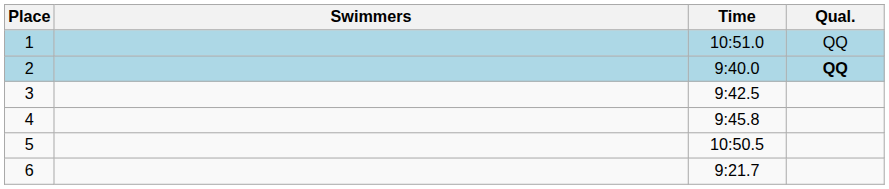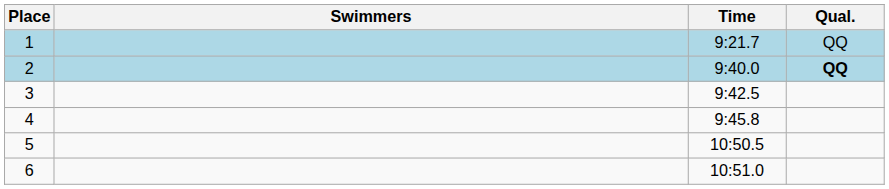(737, 42) 10:51.0 -> (737, 42) 9:21.7
(737, 171) 9:21.7 -> (737, 171) 10:51.0
